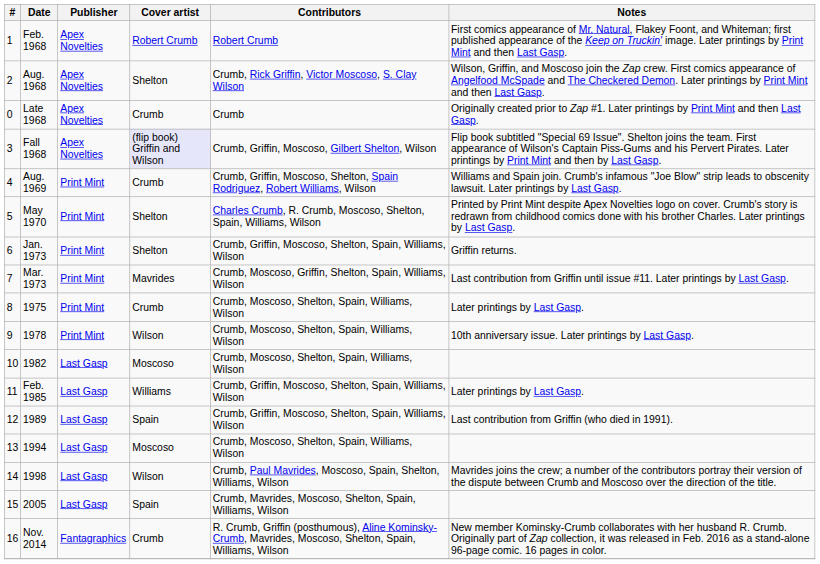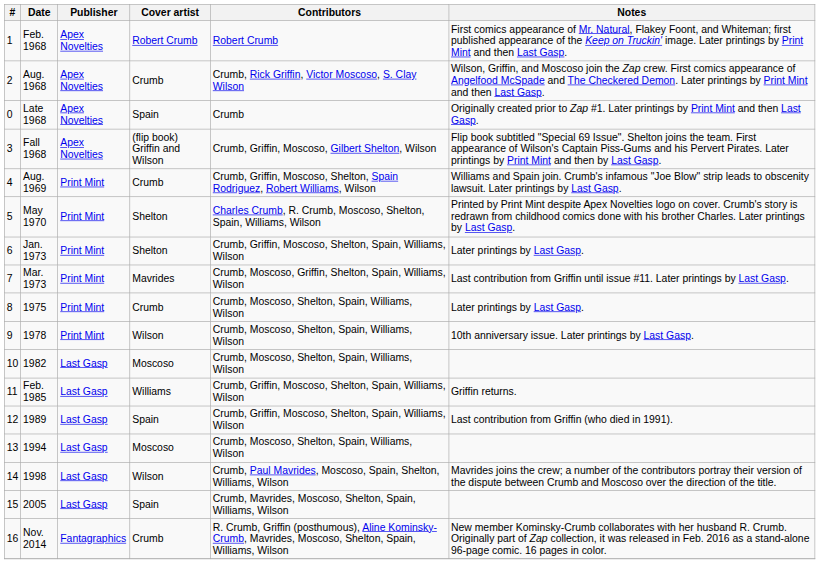(150, 80) Shelton -> (148, 80) Crumb
(148, 114) Crumb -> (146, 114) Spain
(156, 148) lavender background -> (156, 148) no background
(484, 251) Griffin returns. -> (517, 251) Later printings by Last Gasp.
(517, 392) Later printings by Last Gasp. -> (484, 392) Griffin returns.
